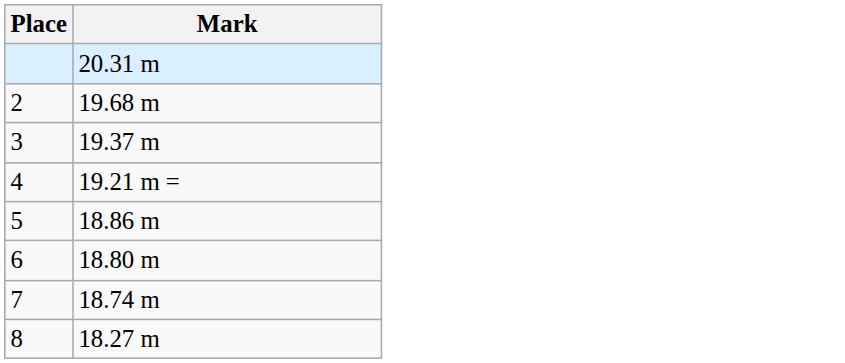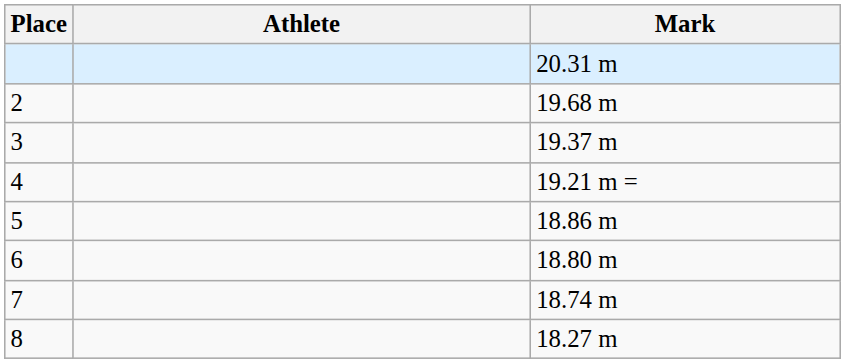+ column: (302, 24)
